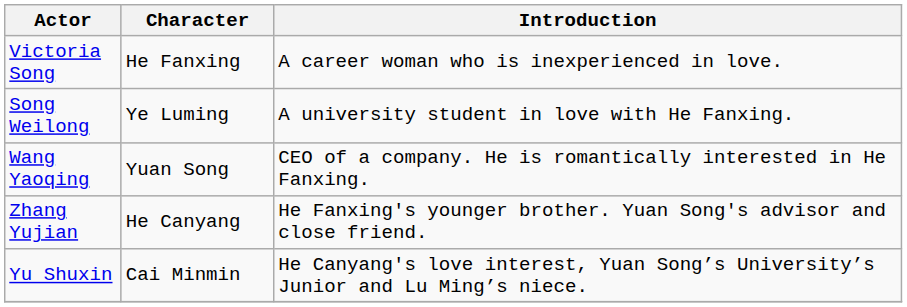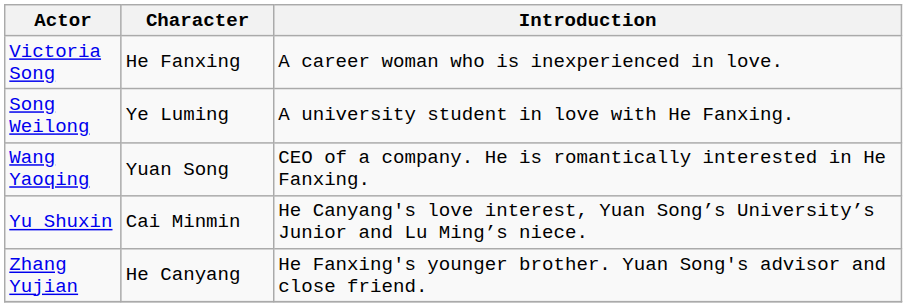rows swapped: (44, 222) <-> (61, 275)
